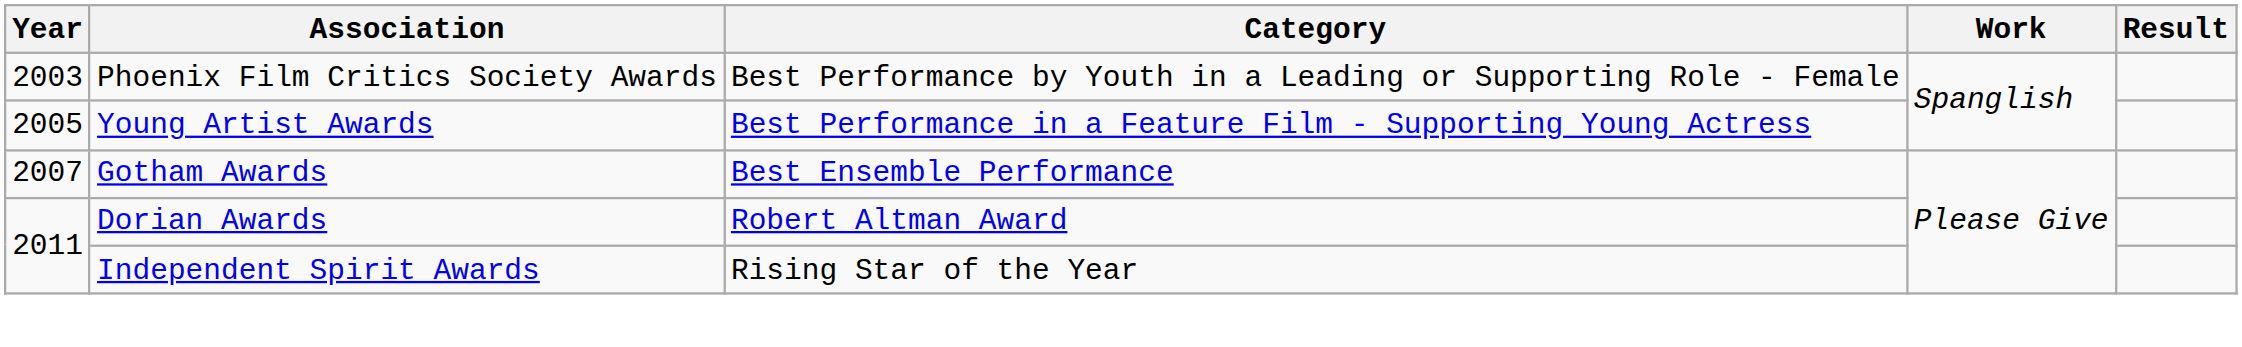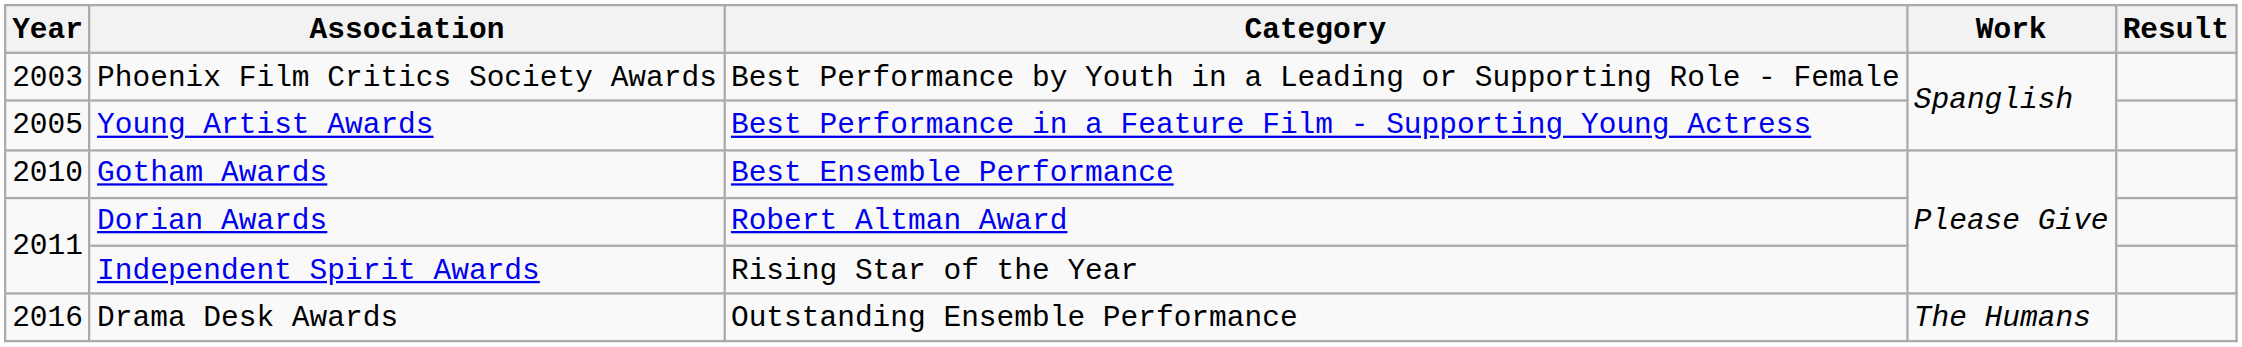(48, 173) 2007 -> (48, 173) 2010
+ row: (248, 318)
